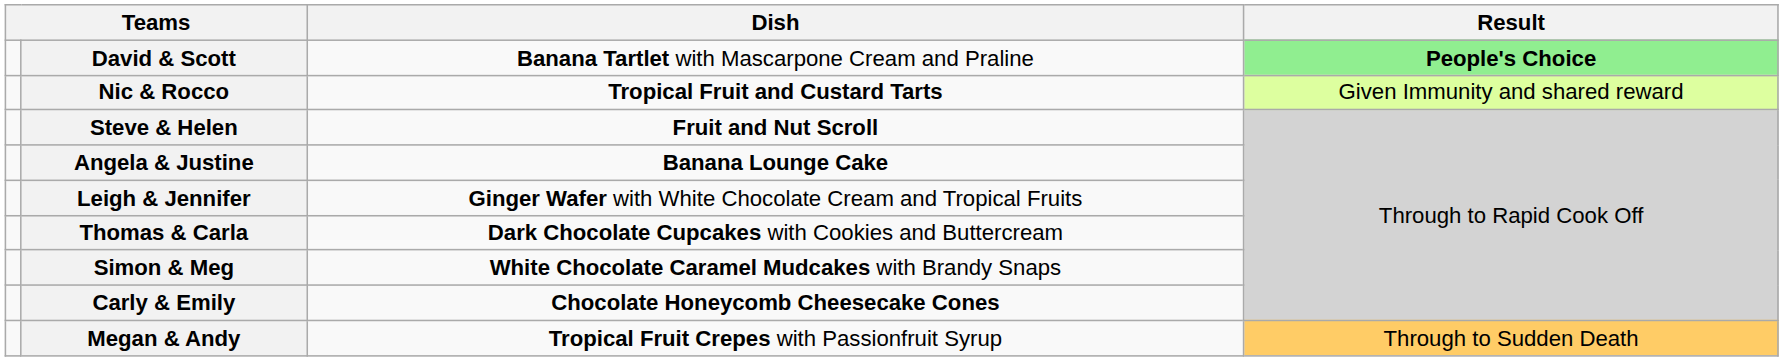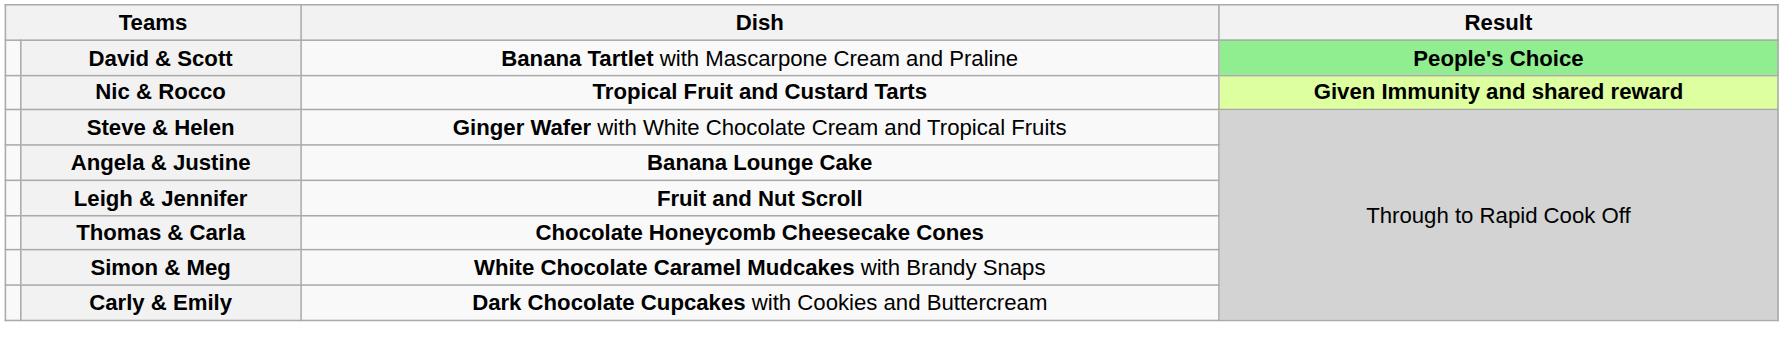(1511, 92) normal -> (1498, 92) bold
(775, 127) Fruit and Nut Scroll -> (760, 127) Ginger Wafer with White Chocolate Cream and Tropical Fruits
(775, 197) Ginger Wafer with White Chocolate Cream and Tropical Fruits -> (760, 197) Fruit and Nut Scroll
(775, 232) Dark Chocolate Cupcakes with Cookies and Buttercream -> (760, 232) Chocolate Honeycomb Cheesecake Cones
(775, 303) Chocolate Honeycomb Cheesecake Cones -> (760, 303) Dark Chocolate Cupcakes with Cookies and Buttercream
- row: (164, 338)
